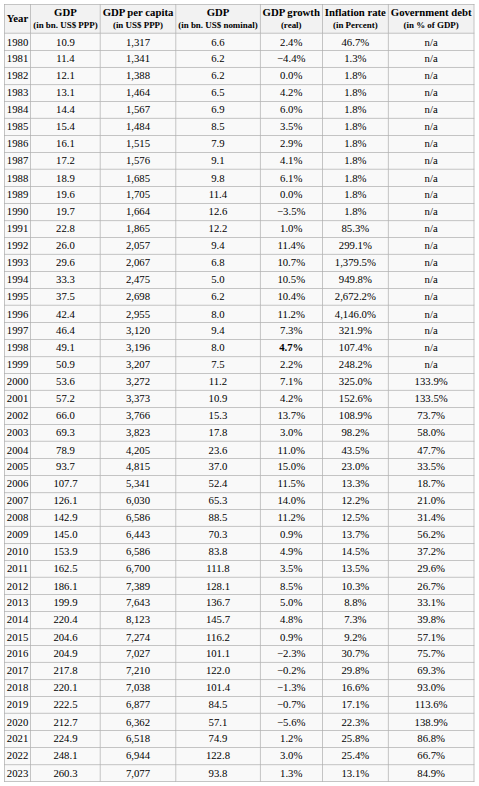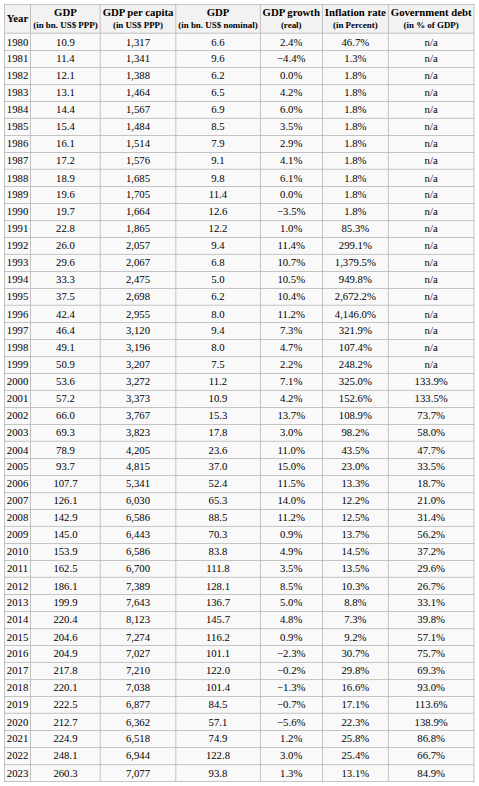(218, 59) 6.2 -> (218, 59) 9.6
(138, 144) 1,515 -> (138, 144) 1,514
(291, 348) bold -> (291, 348) normal
(138, 416) 3,766 -> (138, 416) 3,767
